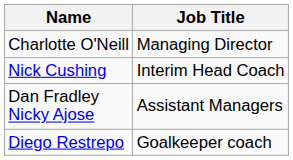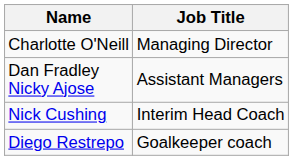rows swapped: (57, 70) <-> (54, 106)
